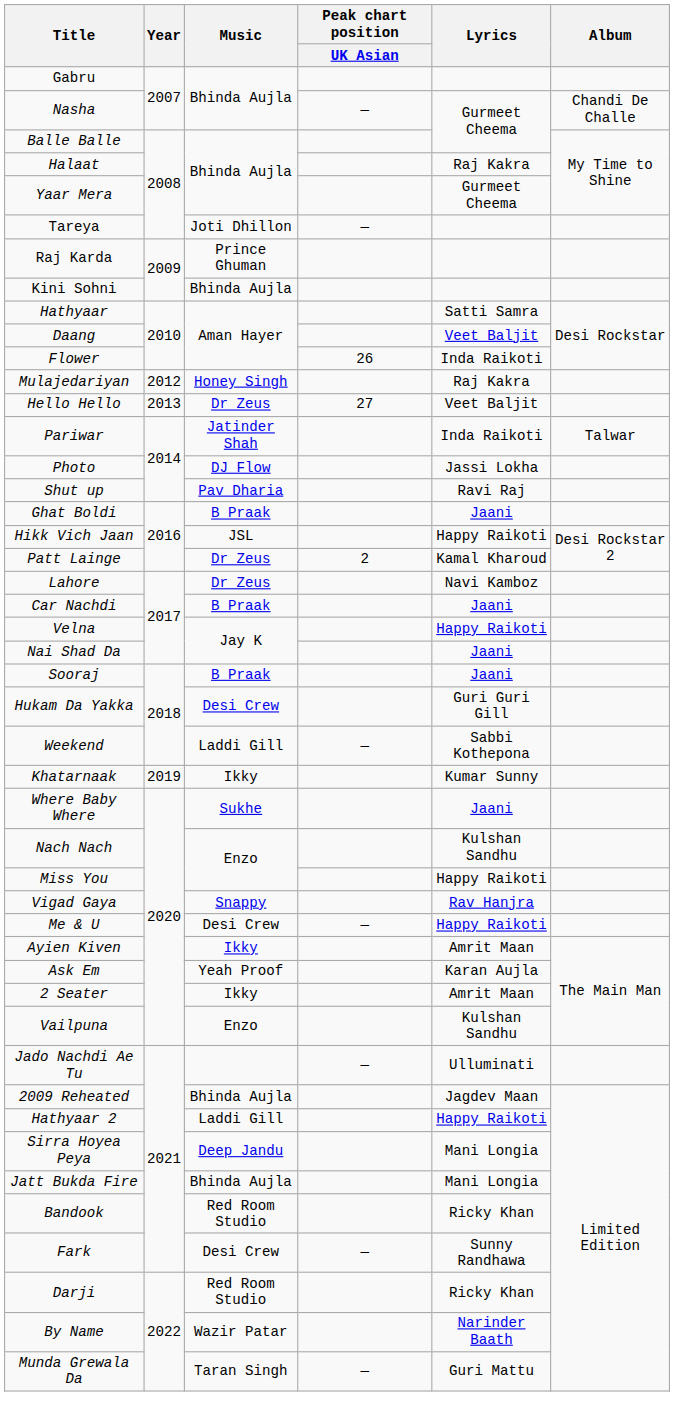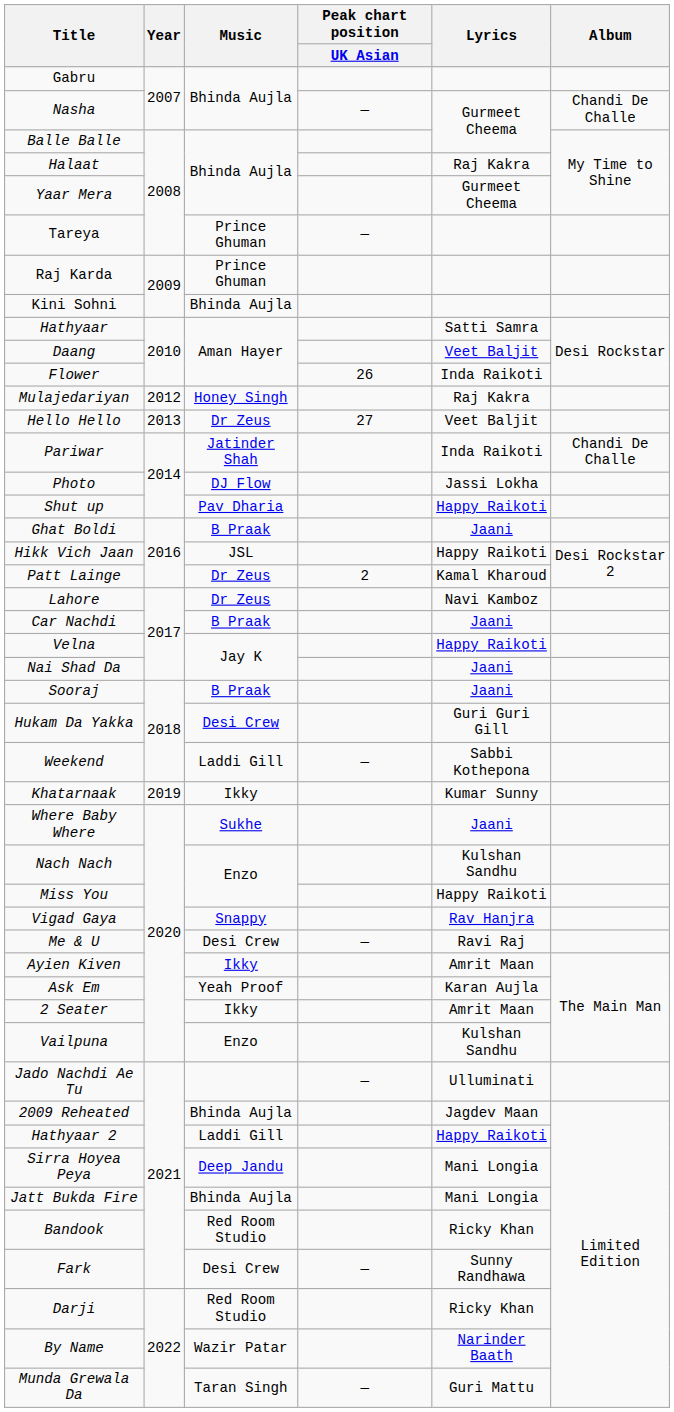(241, 227) Joti Dhillon -> (241, 235) Prince Ghuman
(610, 436) Talwar -> (610, 452) Chandi De Challe
(492, 490) Ravi Raj -> (492, 507) Happy Raikoti
(492, 925) Happy Raikoti -> (492, 942) Ravi Raj
